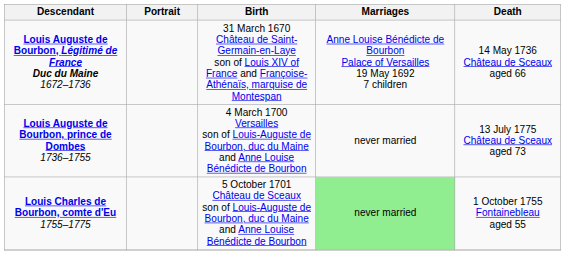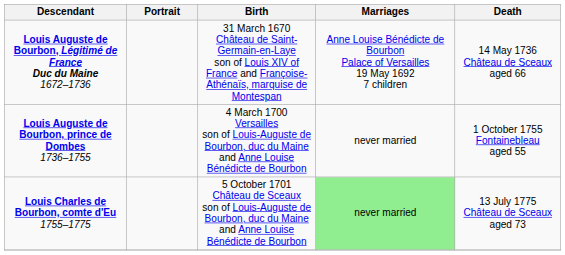(508, 140) 13 July 1775 Château de Sceaux aged 73 -> (508, 140) 1 October 1755 Fontainebleau aged 55
(508, 213) 1 October 1755 Fontainebleau aged 55 -> (508, 213) 13 July 1775 Château de Sceaux aged 73
